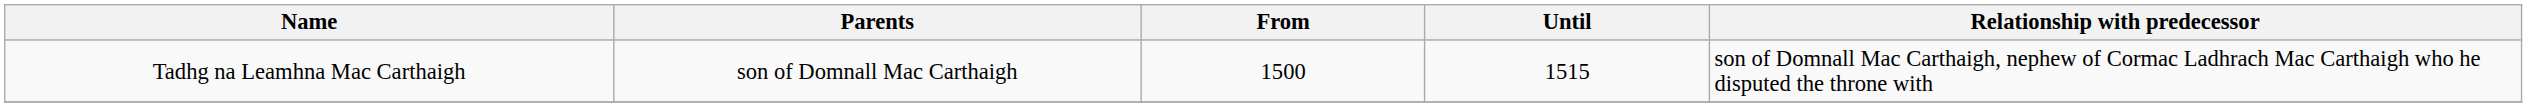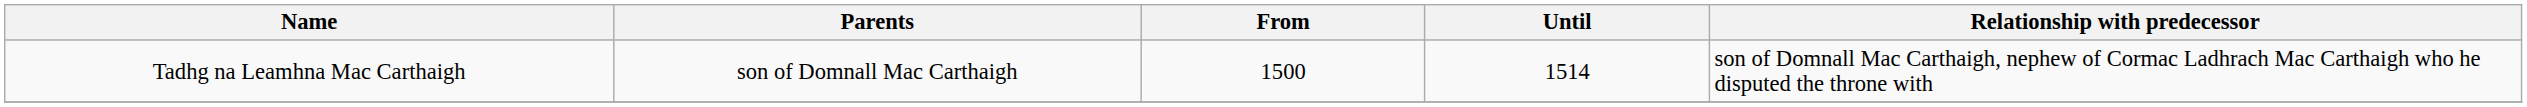(1567, 70) 1515 -> (1567, 70) 1514
